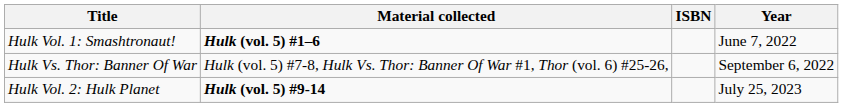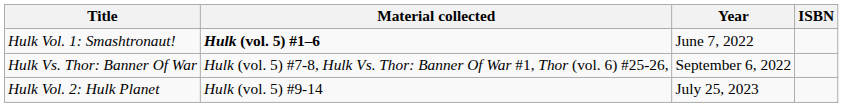columns swapped: (776, 16) <-> (693, 16)
(265, 89) bold -> (263, 89) normal
